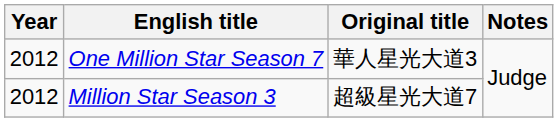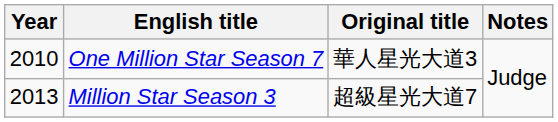(34, 58) 2012 -> (34, 58) 2010
(34, 97) 2012 -> (34, 97) 2013
